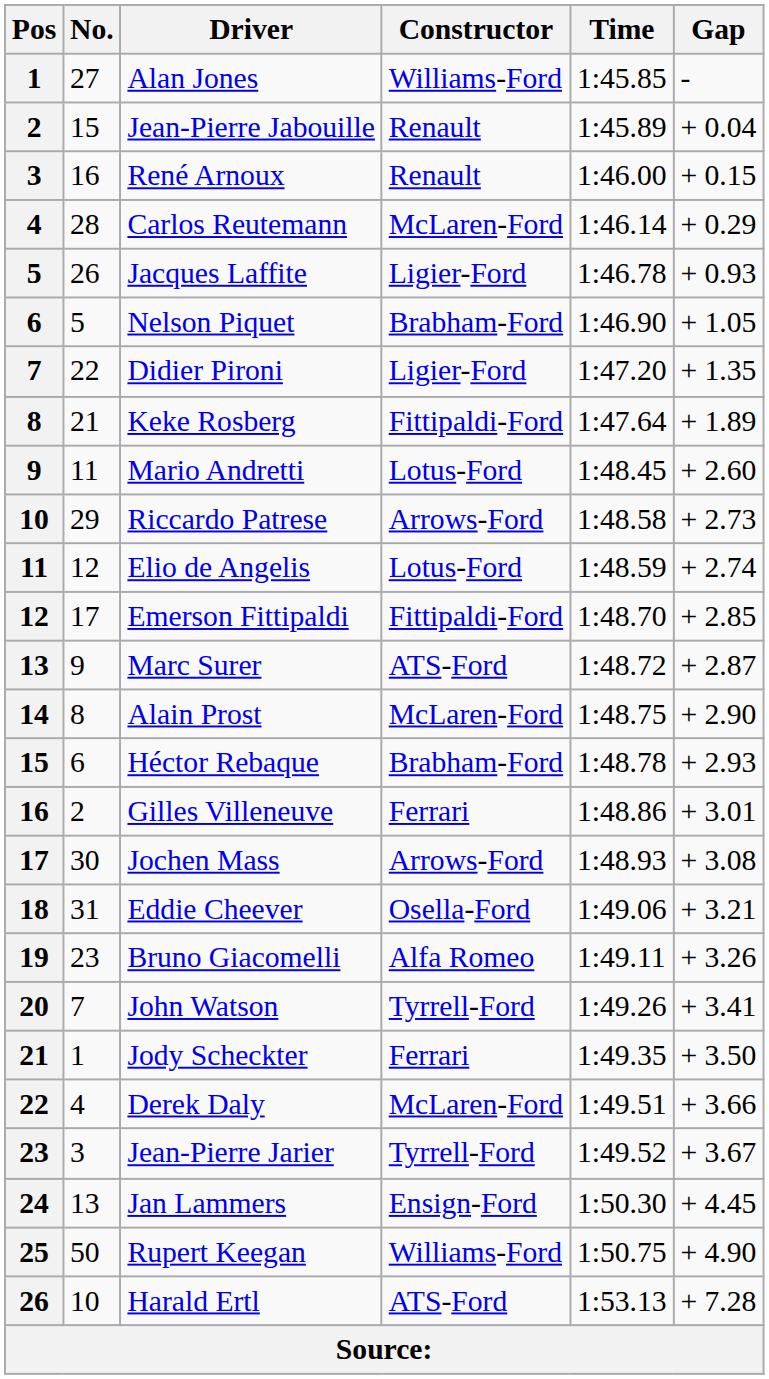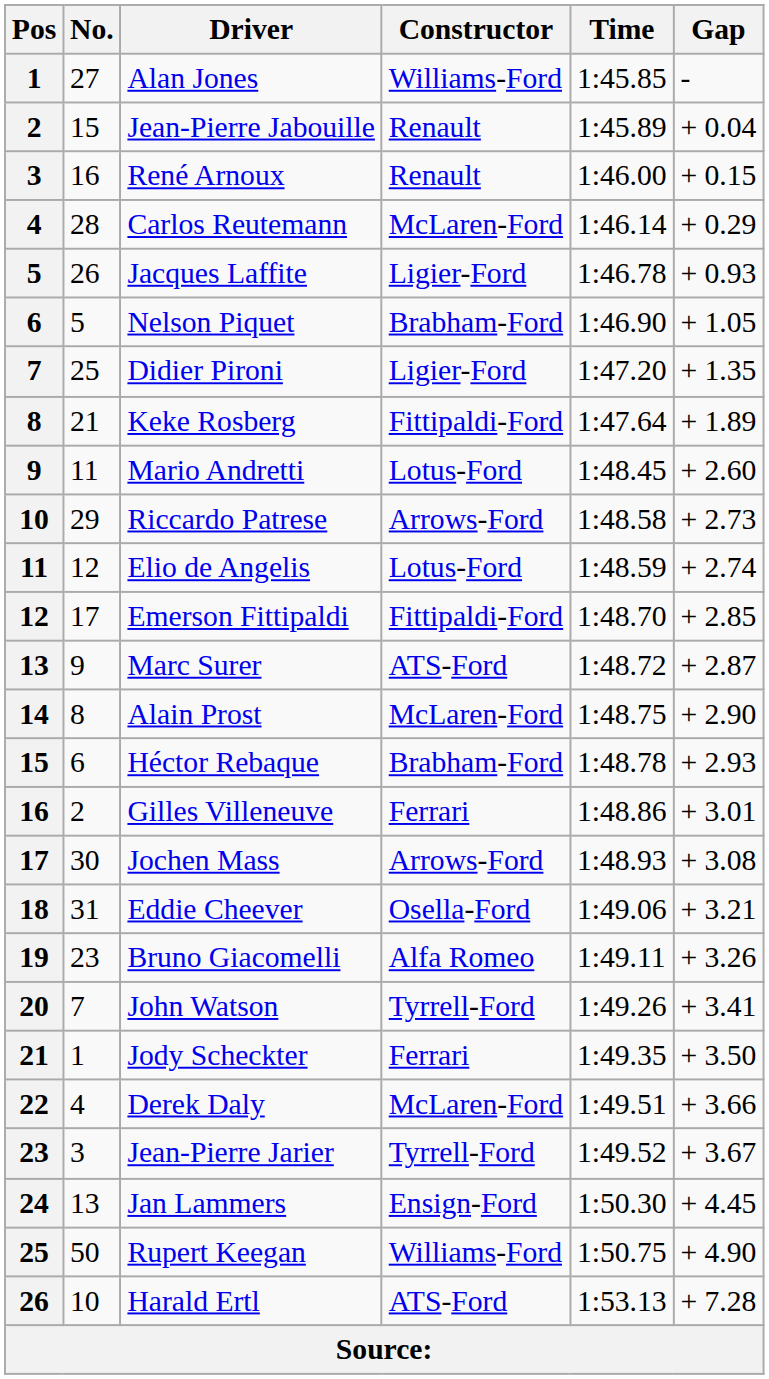(85, 371) 22 -> (85, 371) 25
